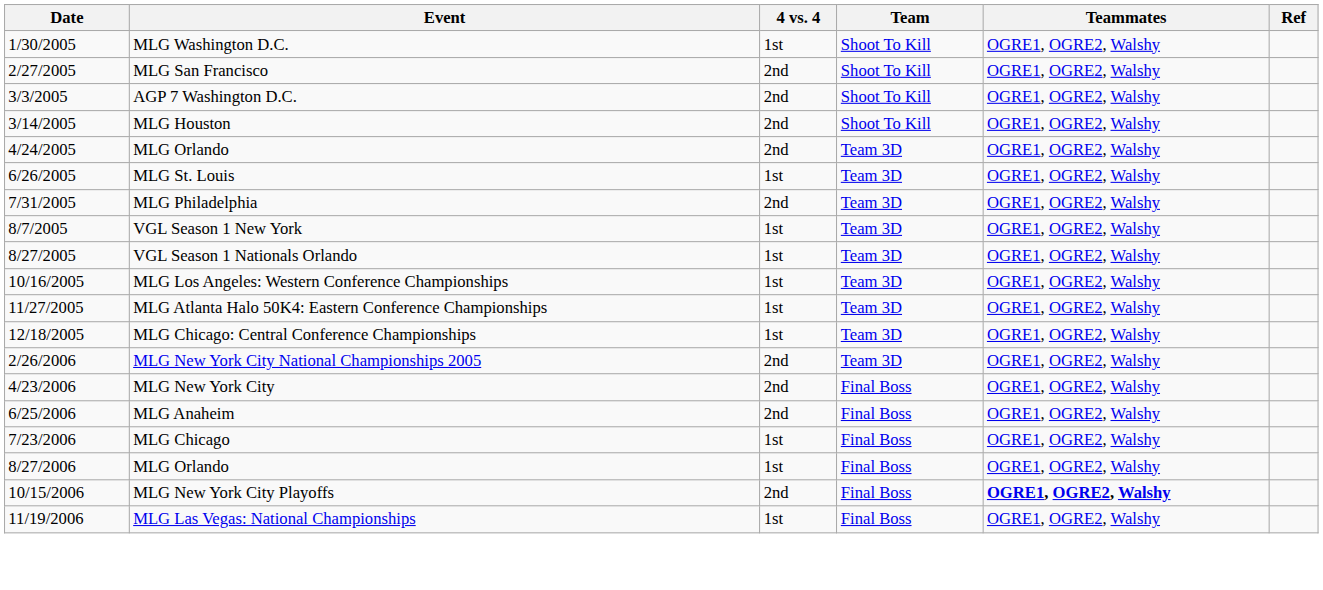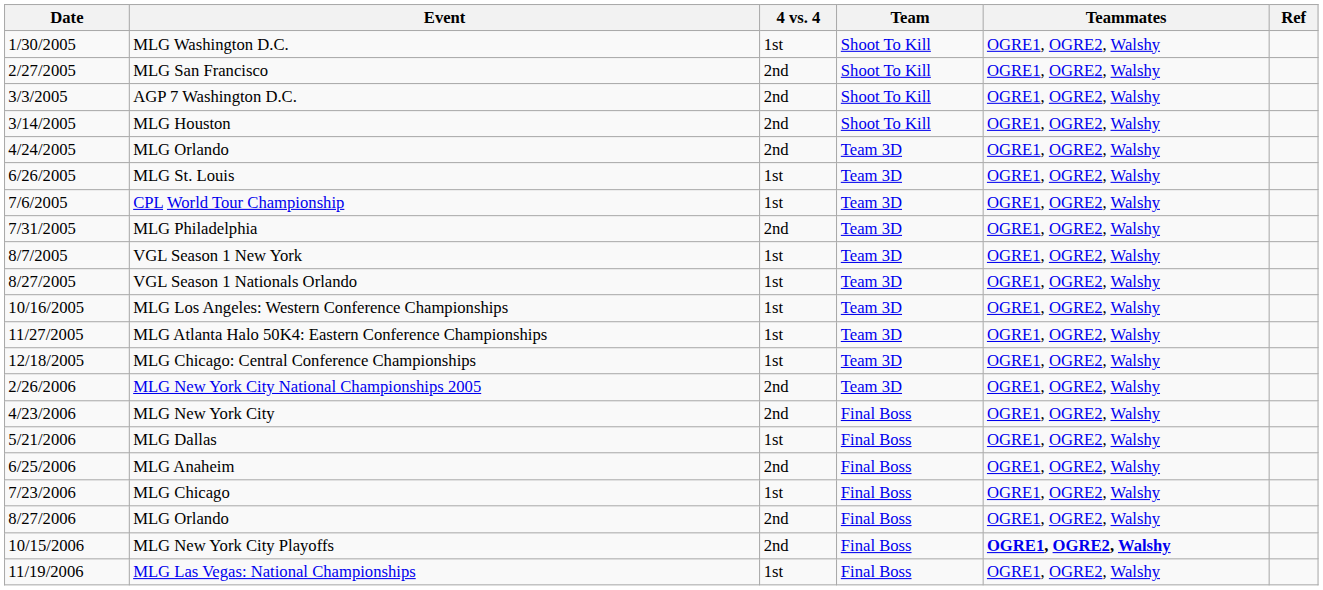+ row: (38, 202)
+ row: (42, 439)
(773, 466) 1st -> (776, 519) 2nd
